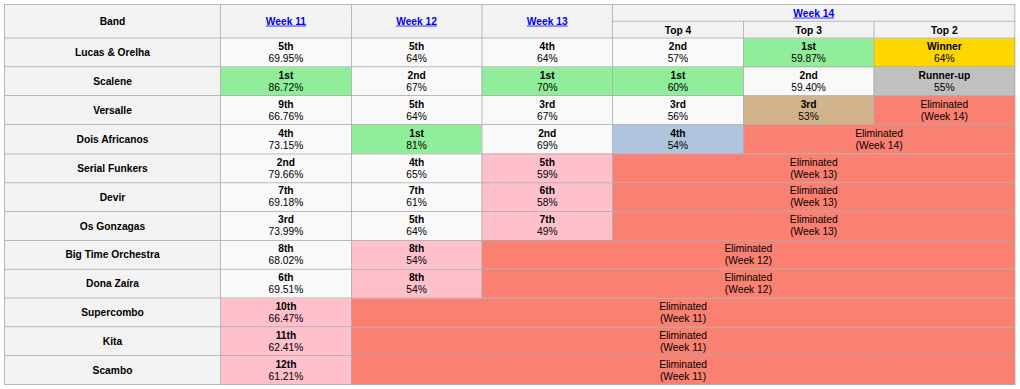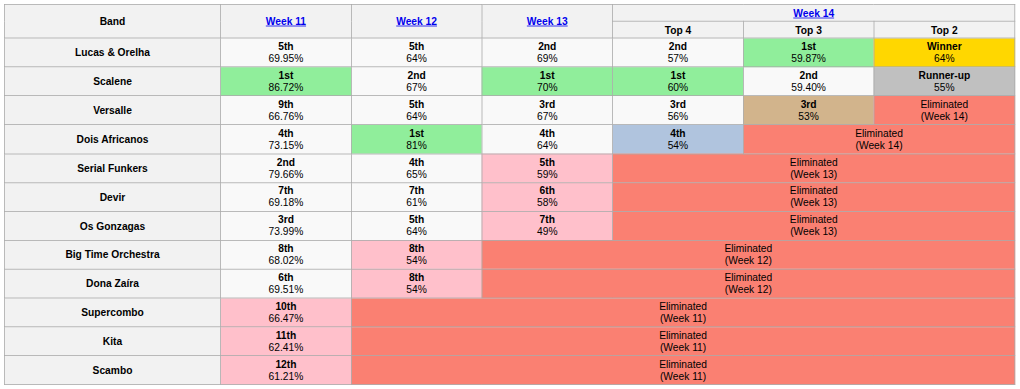(547, 52) 4th 64% -> (547, 52) 2nd 69%
(547, 139) 2nd 69% -> (547, 139) 4th 64%
